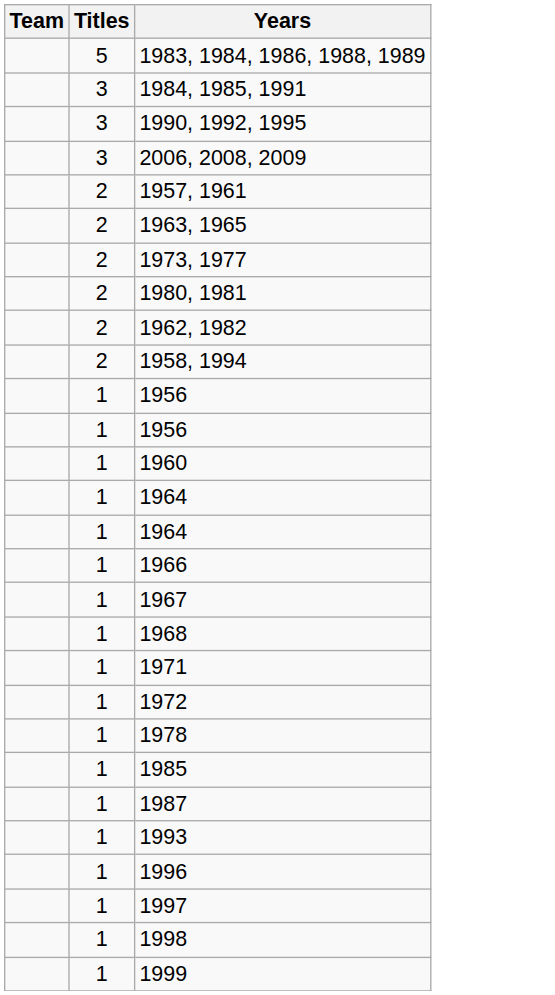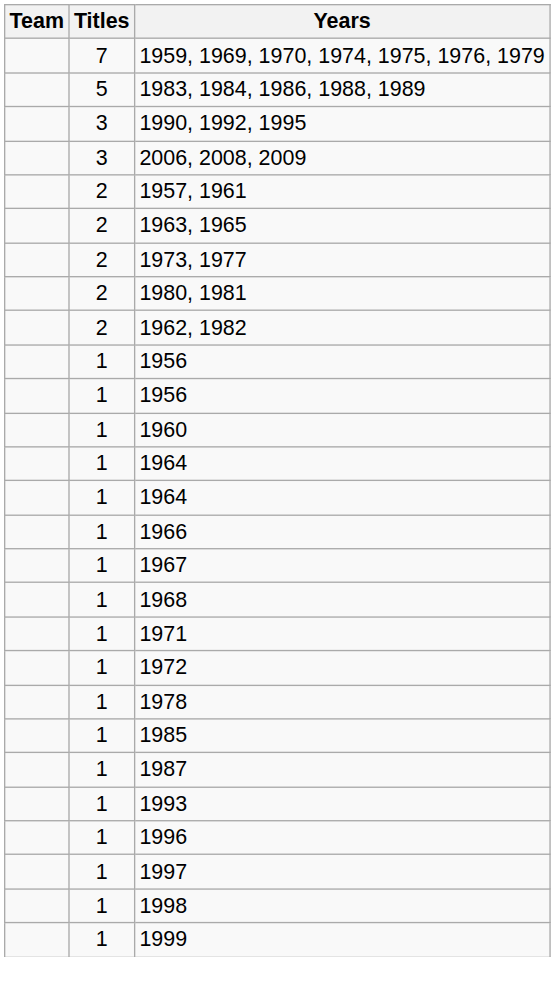+ row: (102, 55)
- row: (102, 89)
- row: (102, 361)
